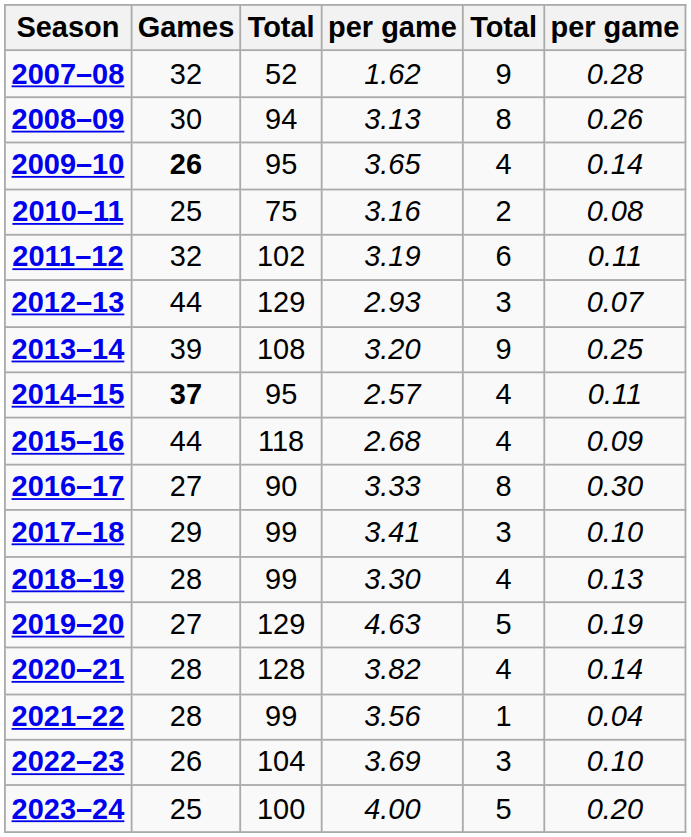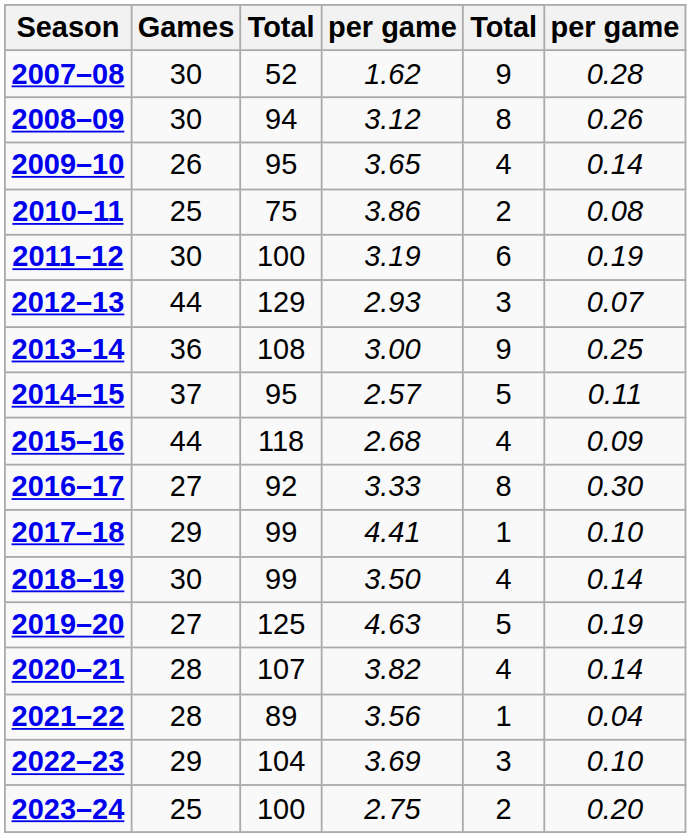(186, 73) 32 -> (186, 73) 30
(392, 119) 3.13 -> (392, 119) 3.12
(186, 165) bold -> (186, 165) normal
(392, 211) 3.16 -> (392, 211) 3.86
(186, 257) 32 -> (186, 257) 30
(281, 257) 102 -> (281, 257) 100
(615, 257) 0.11 -> (615, 257) 0.19
(186, 348) 39 -> (186, 348) 36
(392, 348) 3.20 -> (392, 348) 3.00
(186, 394) bold -> (186, 394) normal
(504, 394) 4 -> (504, 394) 5
(281, 486) 90 -> (281, 486) 92
(392, 532) 3.41 -> (392, 532) 4.41
(504, 532) 3 -> (504, 532) 1
(186, 578) 28 -> (186, 578) 30
(392, 578) 3.30 -> (392, 578) 3.50
(615, 578) 0.13 -> (615, 578) 0.14
(281, 624) 129 -> (281, 624) 125
(281, 670) 128 -> (281, 670) 107
(281, 716) 99 -> (281, 716) 89
(186, 762) 26 -> (186, 762) 29
(392, 808) 4.00 -> (392, 808) 2.75
(504, 808) 5 -> (504, 808) 2
